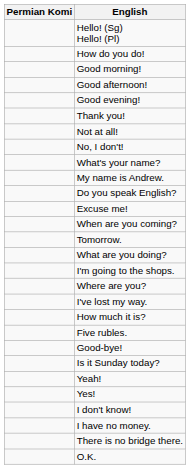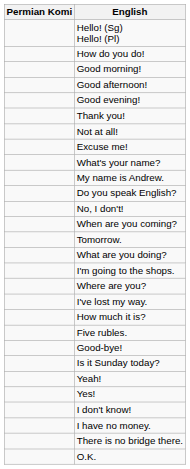rows swapped: (102, 208) <-> (100, 147)
